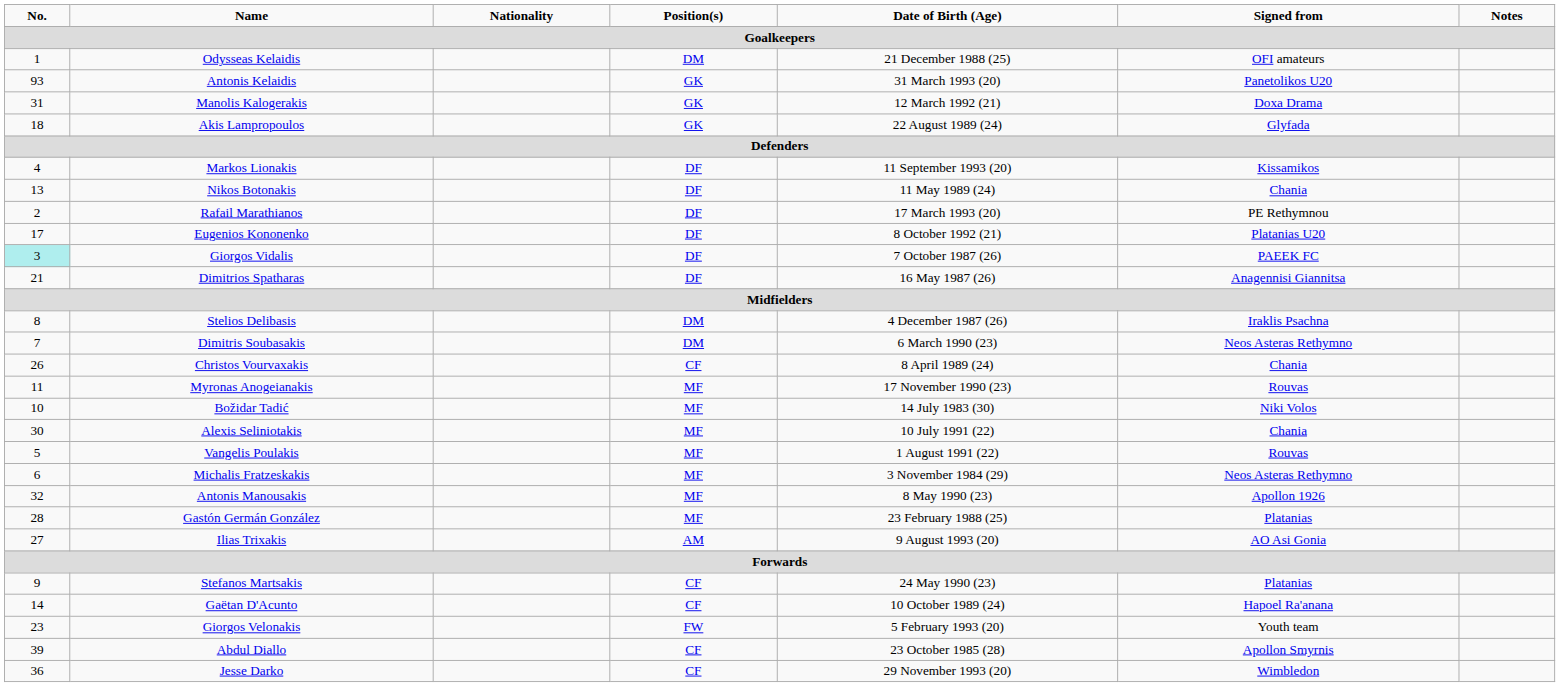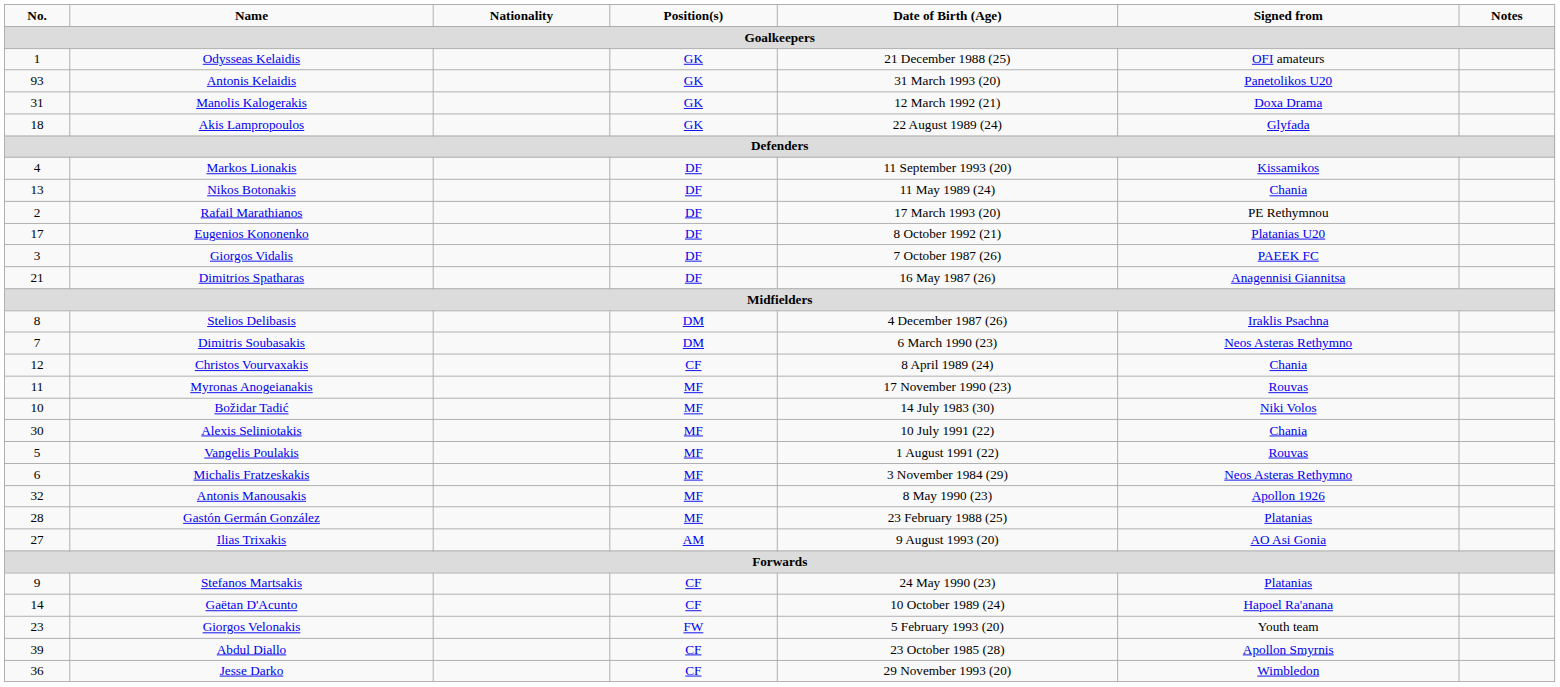(693, 59) DM -> (693, 59) GK
(37, 256) paleturquoise background -> (37, 256) no background
(37, 365) 26 -> (37, 365) 12
